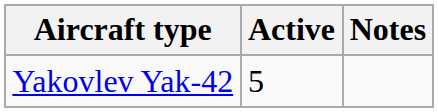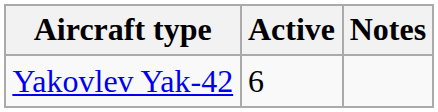(256, 80) 5 -> (256, 80) 6
